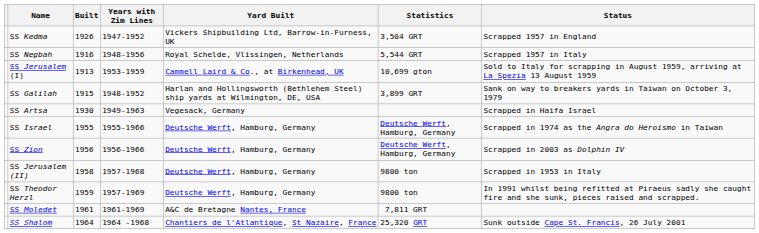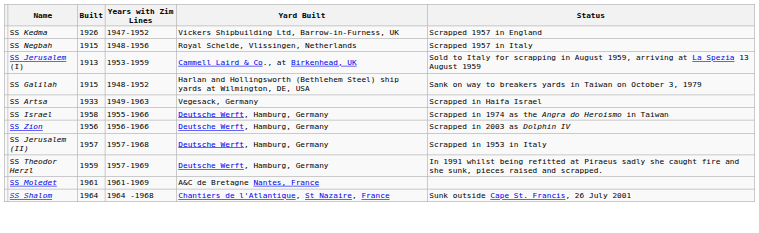- column: (430, 15)
(84, 54) 1916 -> (89, 45) 1915
(84, 110) 1930 -> (89, 101) 1933
(84, 127) 1955 -> (89, 114) 1958
(84, 171) 1958 -> (89, 144) 1957
